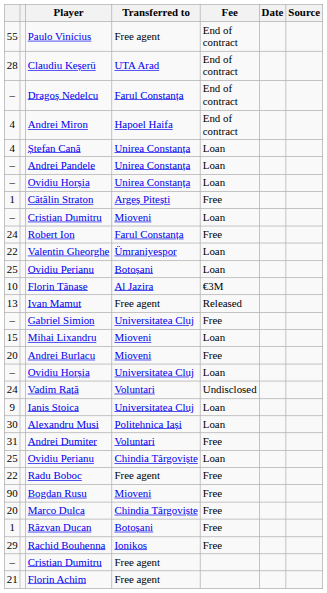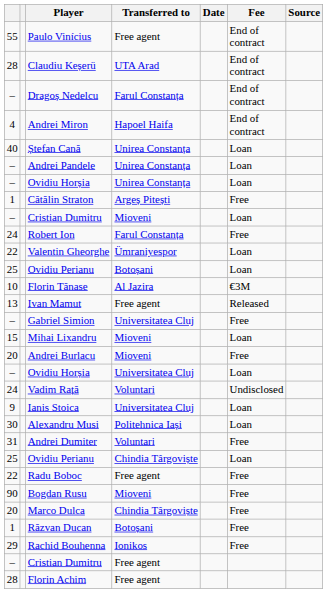columns swapped: (230, 13) <-> (272, 13)
(12, 148) 4 -> (12, 148) 40
(12, 579) 21 -> (12, 579) 28
